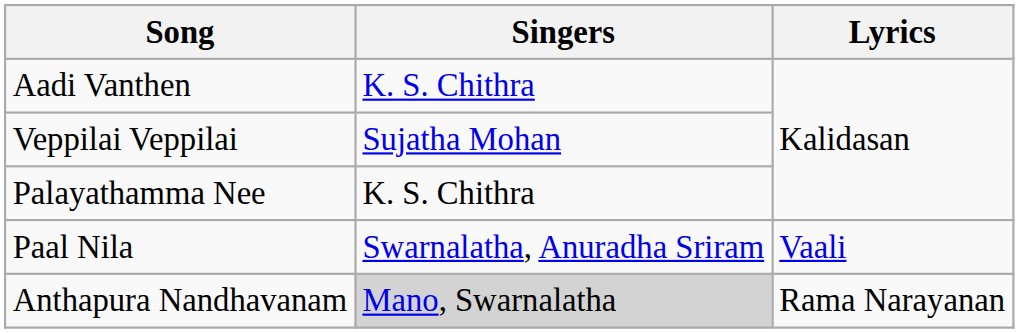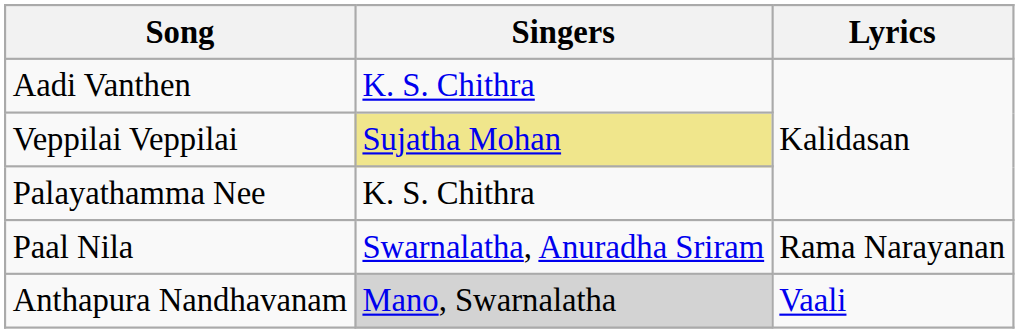(462, 139) no background -> (462, 139) khaki background
(813, 247) Vaali -> (892, 247) Rama Narayanan
(892, 301) Rama Narayanan -> (813, 301) Vaali
